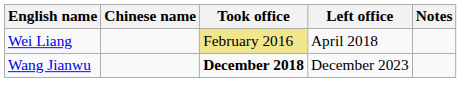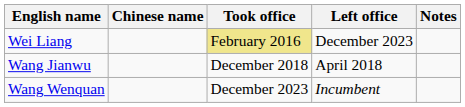(344, 41) April 2018 -> (364, 41) December 2023
(254, 65) bold -> (259, 65) normal
(360, 65) December 2023 -> (349, 65) April 2018
+ row: (56, 89)
